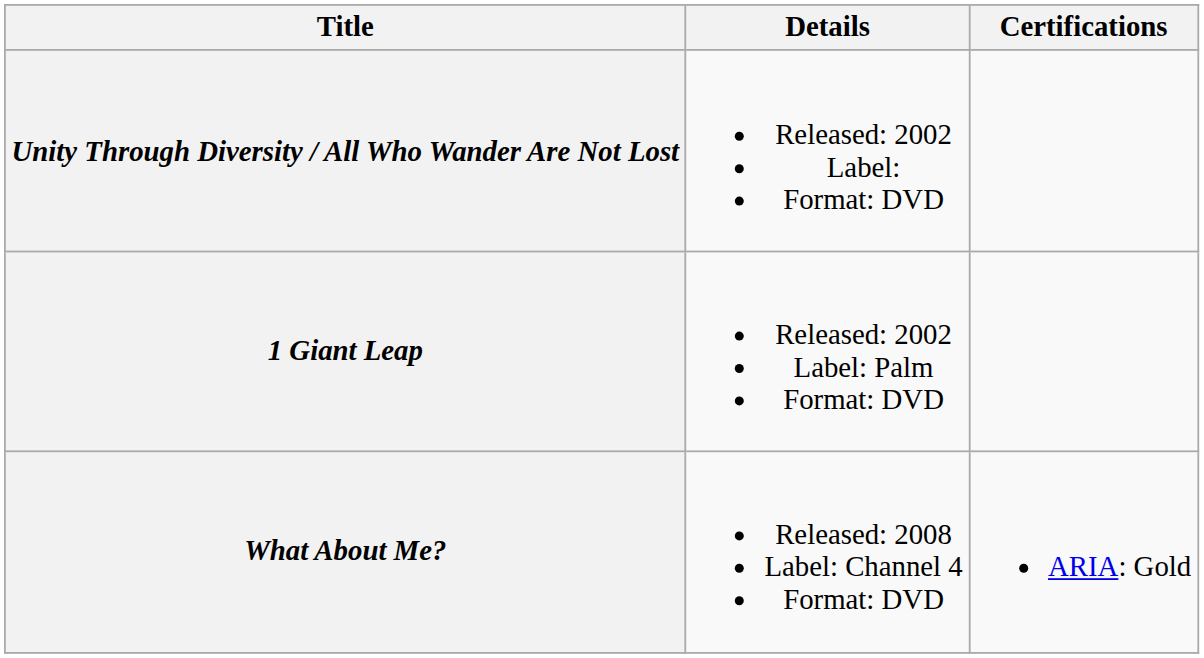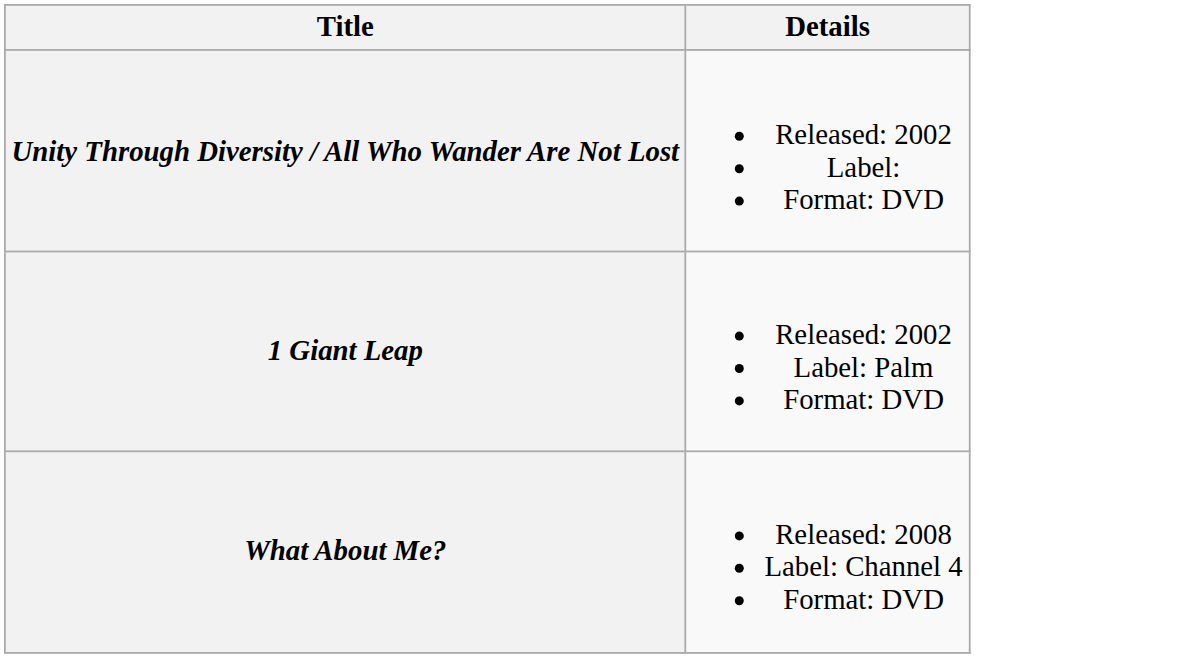- column: (1084, 27)
